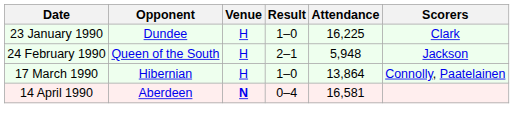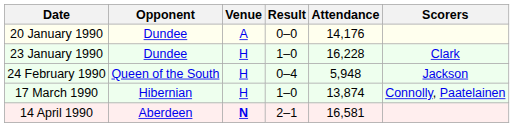+ row: (56, 34)
(345, 34) 16,225 -> (345, 54) 16,228
(287, 54) 2–1 -> (287, 74) 0–4
(345, 74) 13,864 -> (345, 93) 13,874
(287, 93) 0–4 -> (287, 113) 2–1
